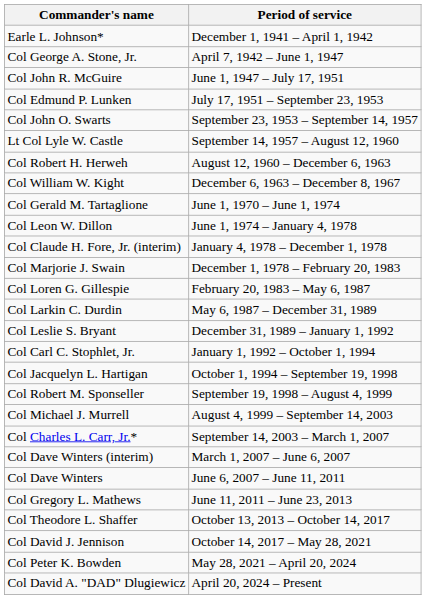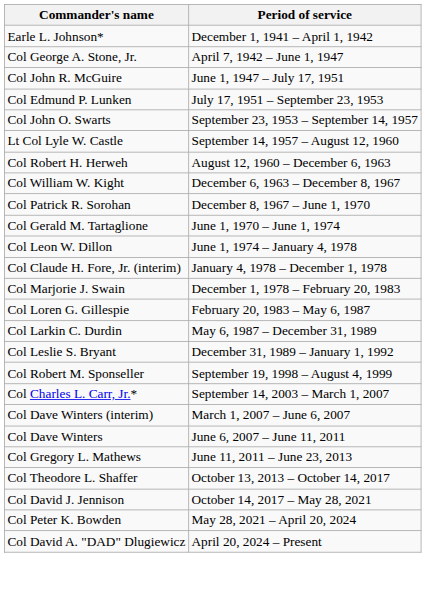+ row: (69, 204)
- row: (71, 352)
- row: (78, 373)
- row: (68, 415)
